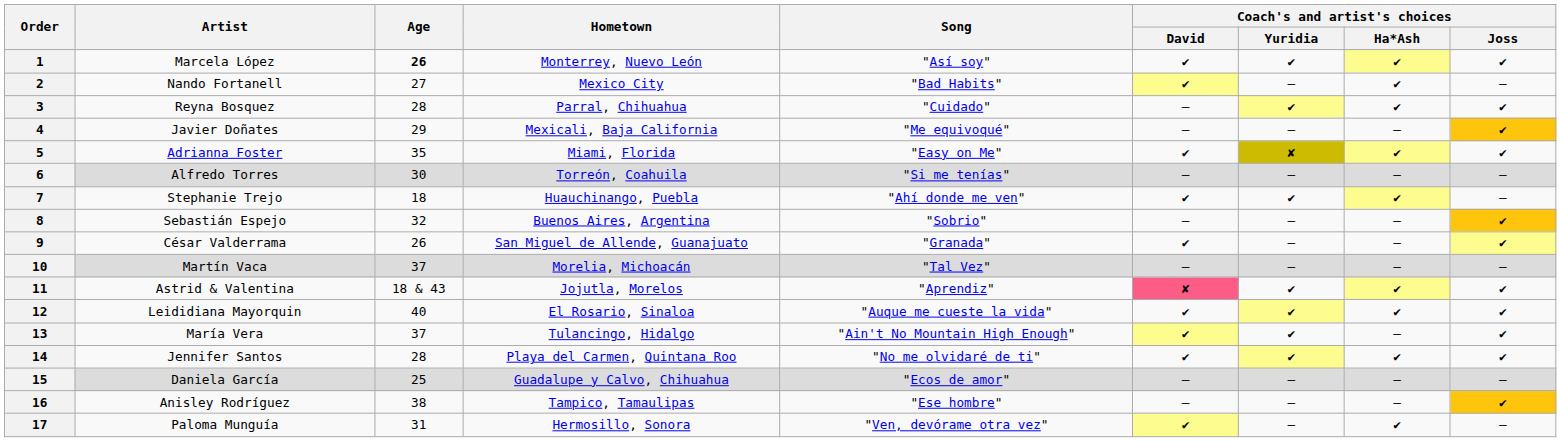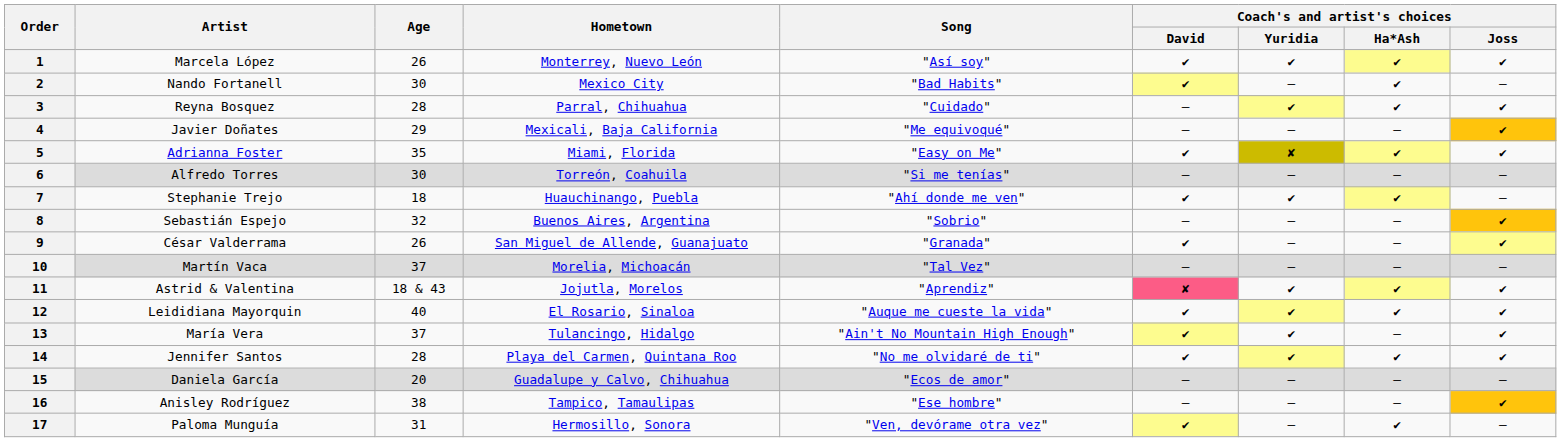(419, 61) bold -> (419, 61) normal
(419, 84) 27 -> (419, 84) 30
(419, 379) 25 -> (419, 379) 20
